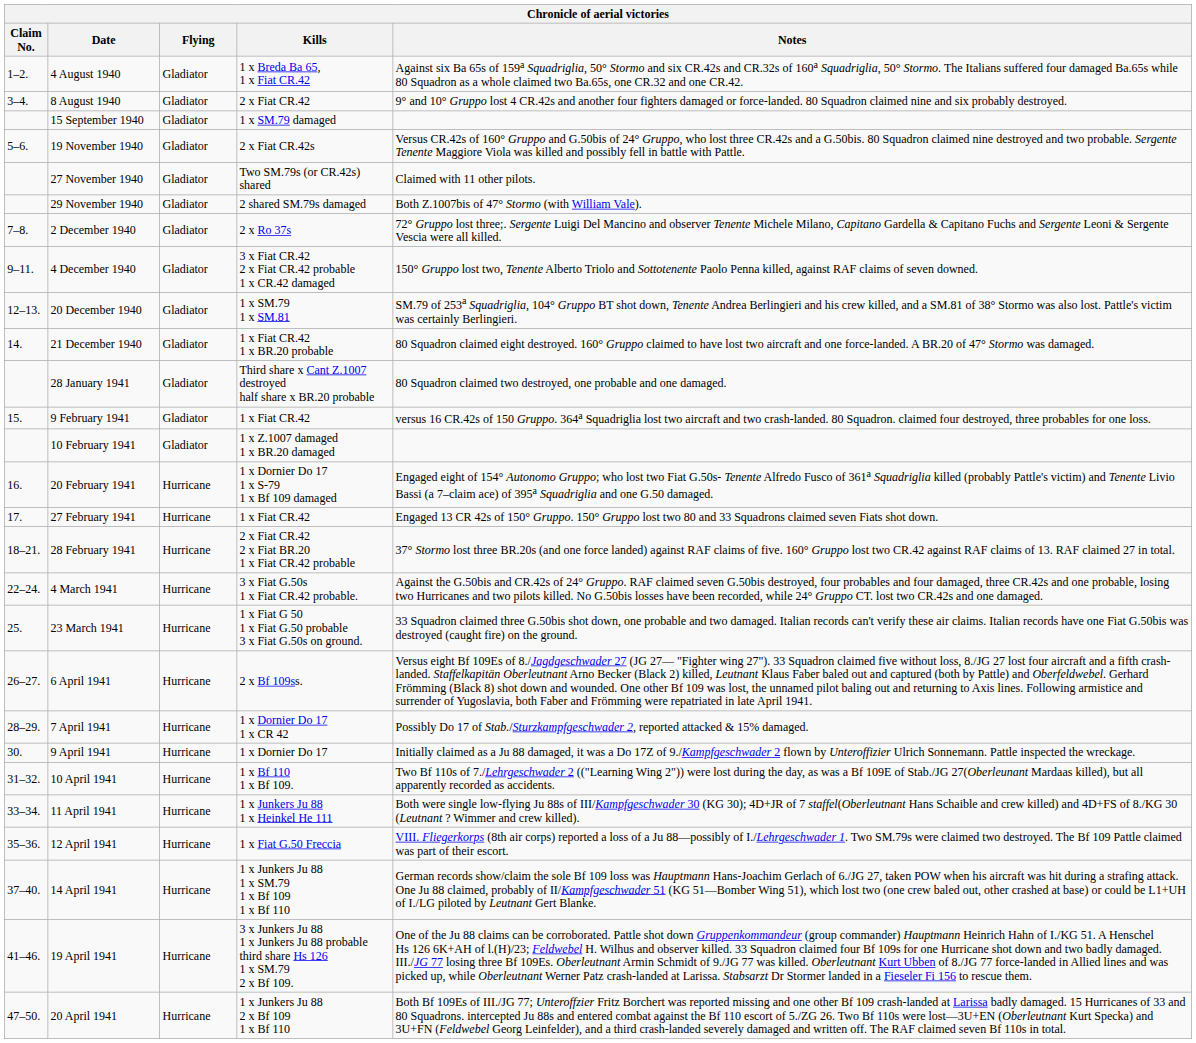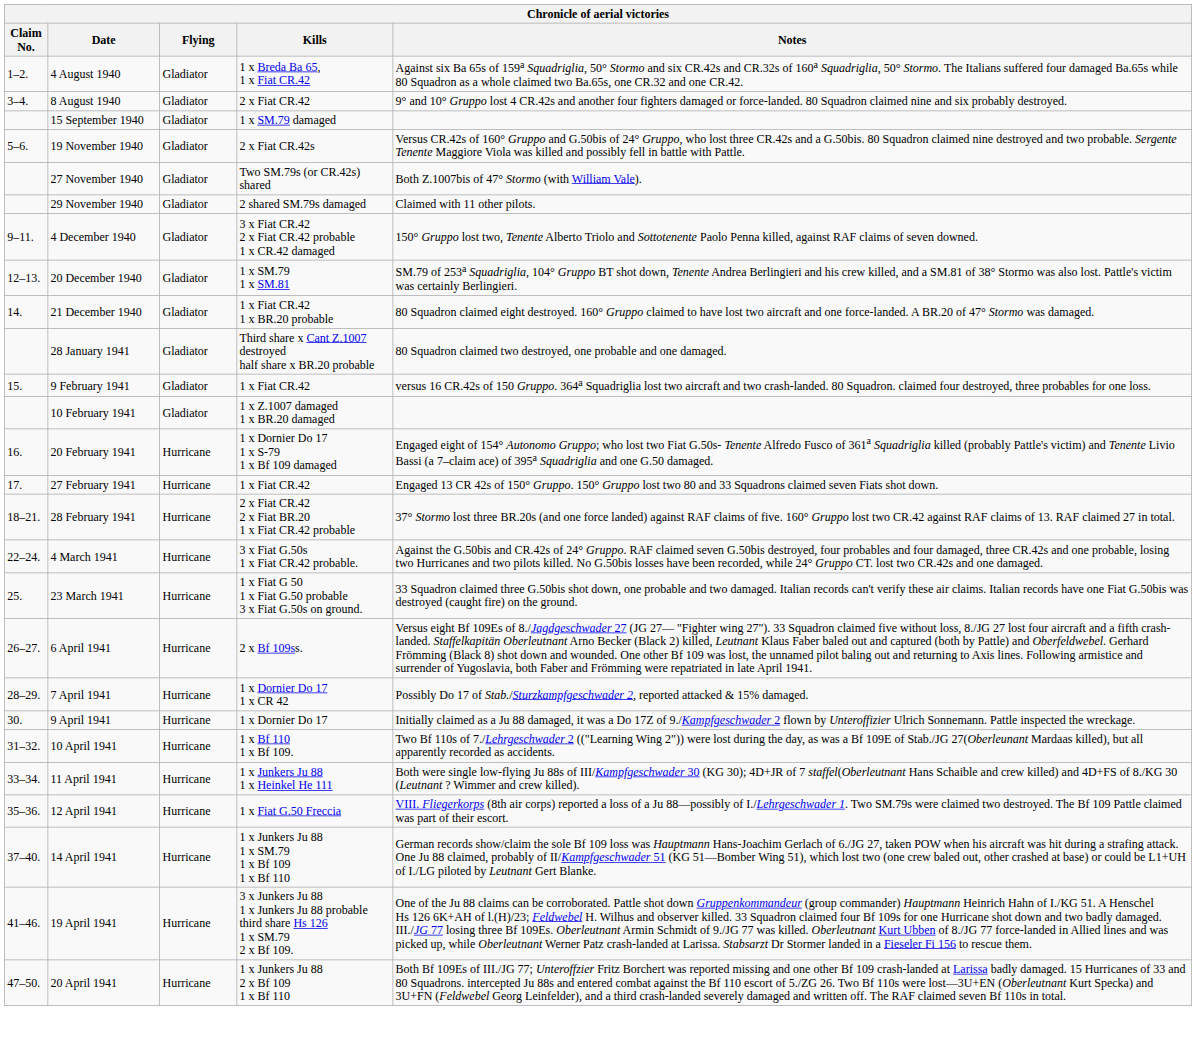(466, 178) Claimed with 11 other pilots. -> (519, 178) Both Z.1007bis of 47° Stormo (with William Vale).
(519, 204) Both Z.1007bis of 47° Stormo (with William Vale). -> (466, 204) Claimed with 11 other pilots.
- row: (93, 230)
